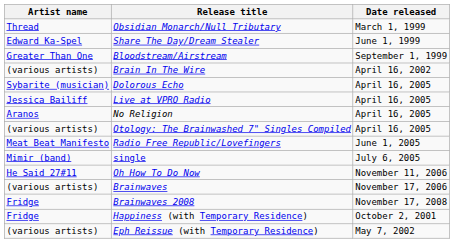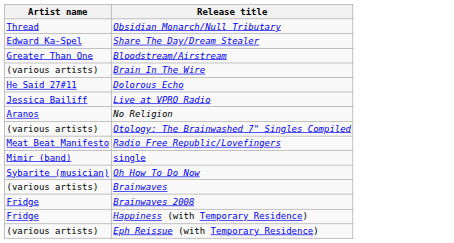- column: (401, 12)
(58, 85) Sybarite (musician) -> (42, 85) He Said 27#11
(42, 172) He Said 27#11 -> (58, 172) Sybarite (musician)
